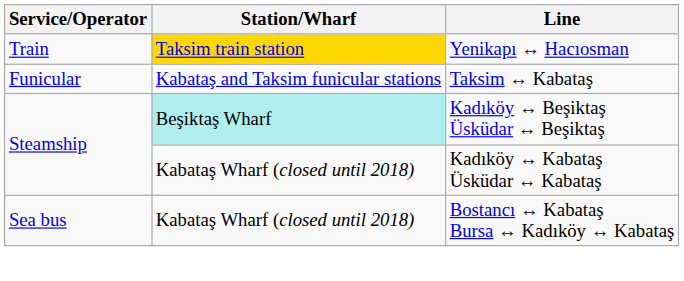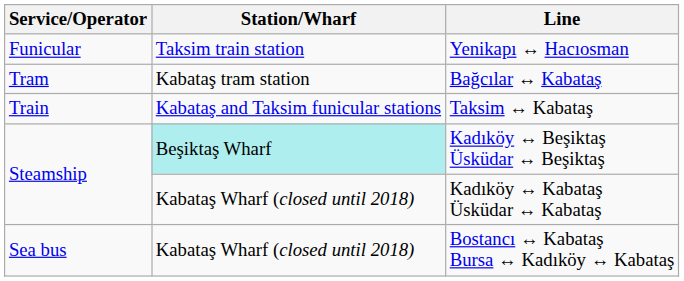(29, 49) Train -> (45, 49) Funicular
(230, 49) gold background -> (230, 49) no background
+ row: (526, 78)
(45, 78) Funicular -> (29, 108) Train
